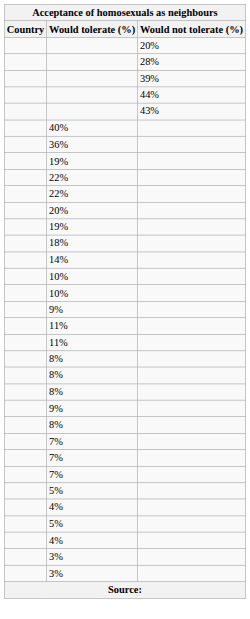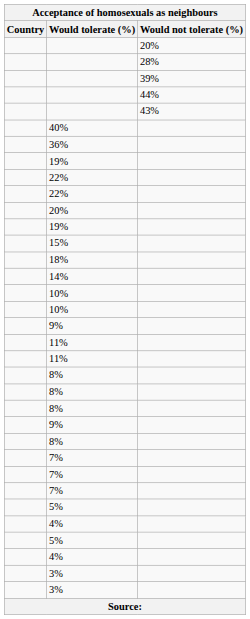+ row: (59, 243)
